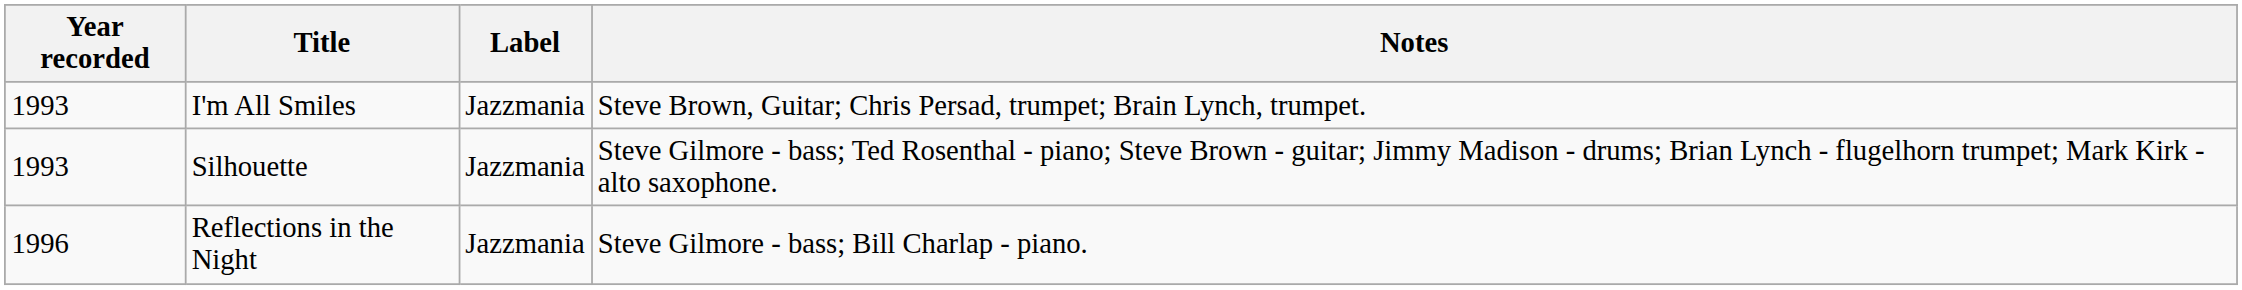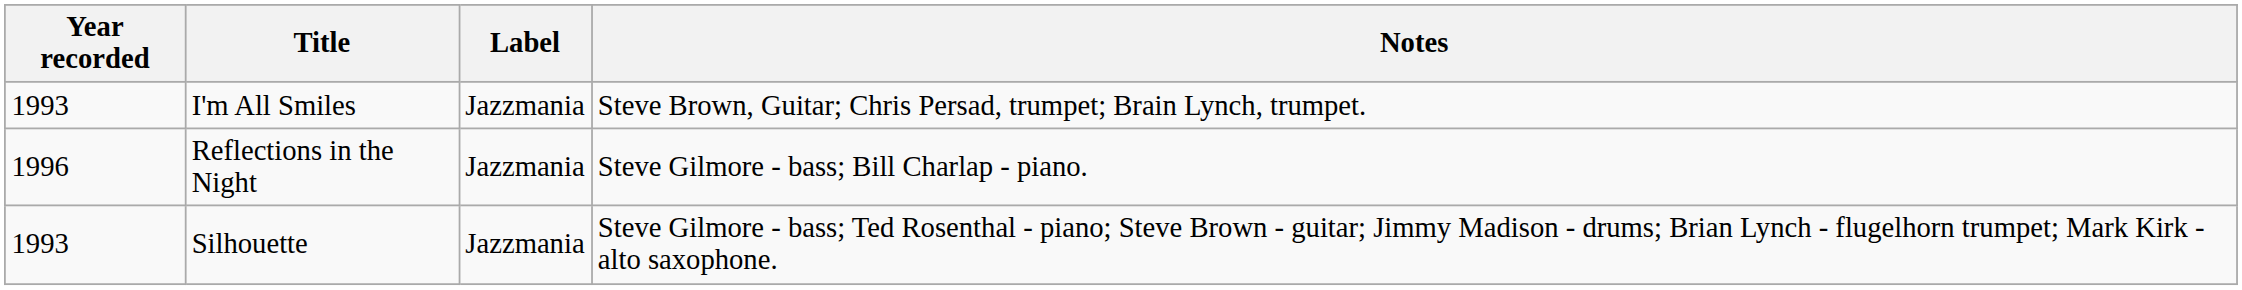rows swapped: (250, 166) <-> (293, 244)
